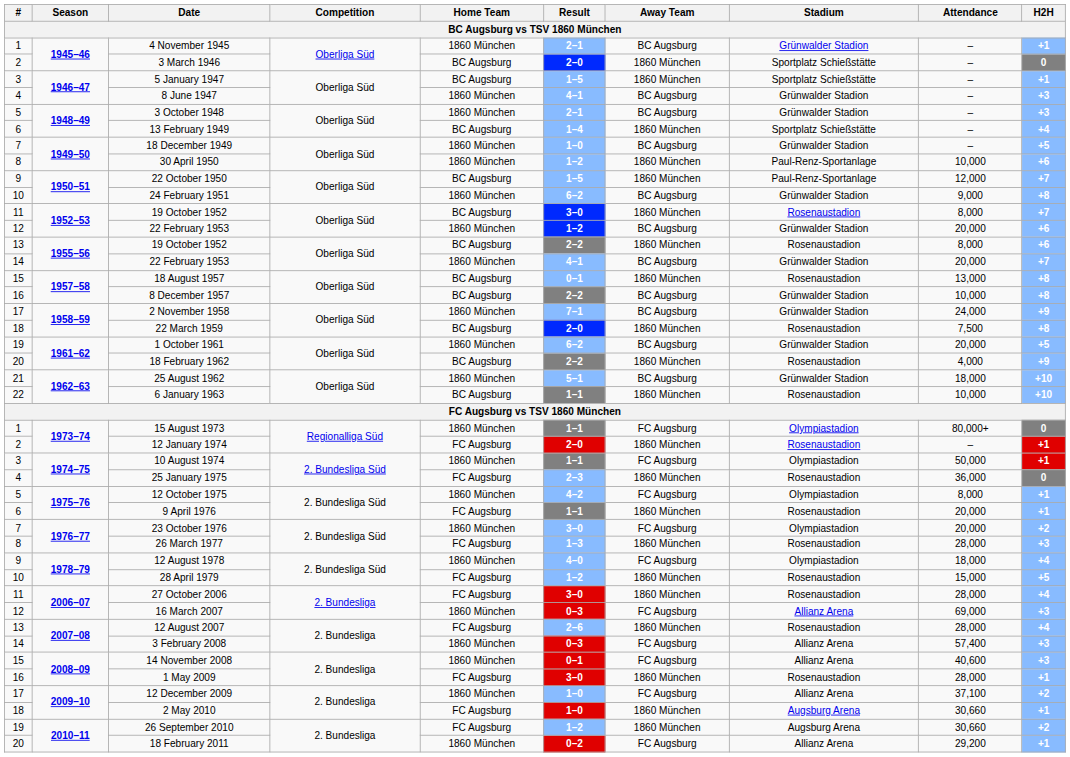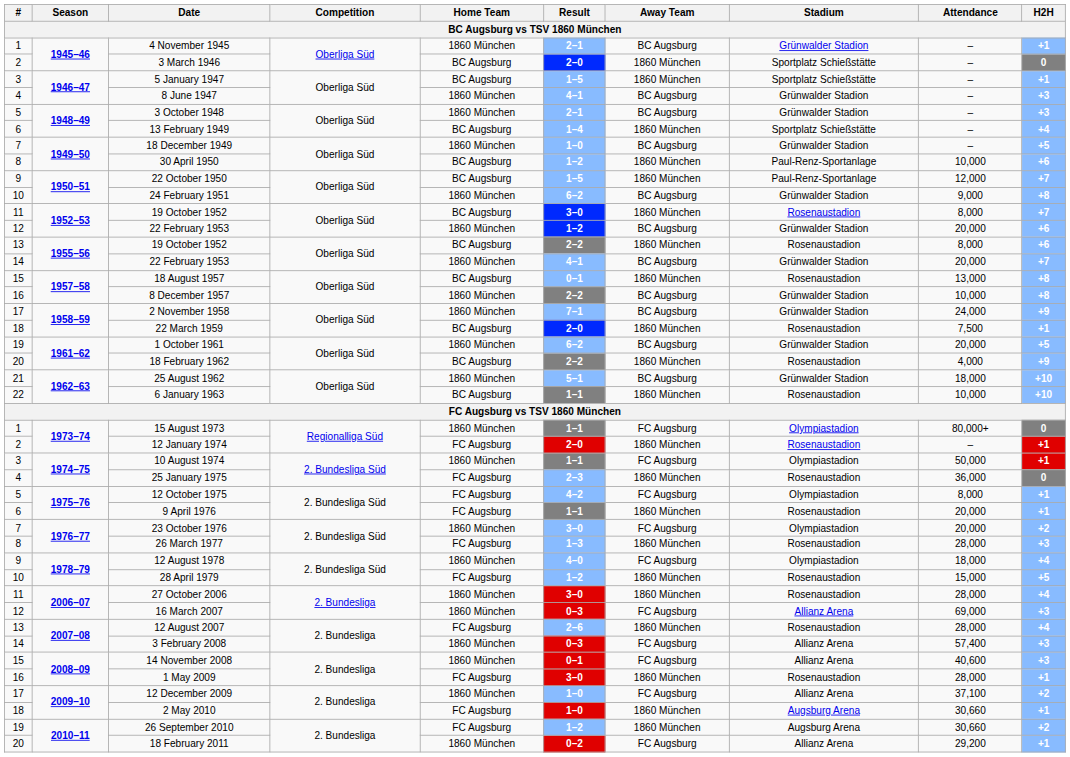(482, 162) 1860 München -> (482, 162) BC Augsburg
(482, 295) BC Augsburg -> (482, 295) 1860 München
(1044, 328) +8 -> (1044, 328) +1
(482, 495) 1860 München -> (482, 495) FC Augsburg
(482, 594) FC Augsburg -> (482, 594) 1860 München
